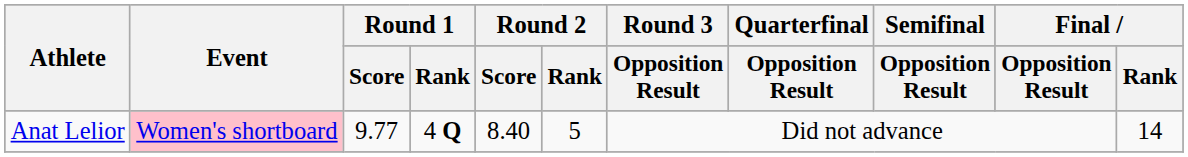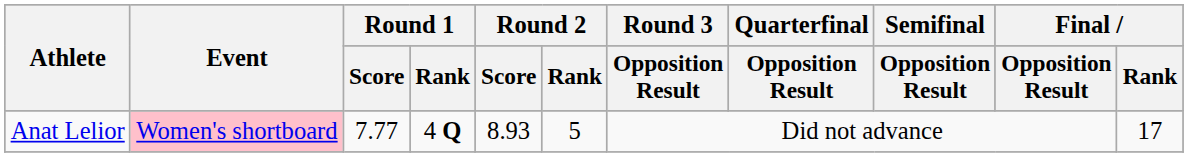(377, 131) 9.77 -> (377, 131) 7.77
(509, 131) 8.40 -> (509, 131) 8.93
(1150, 131) 14 -> (1150, 131) 17
